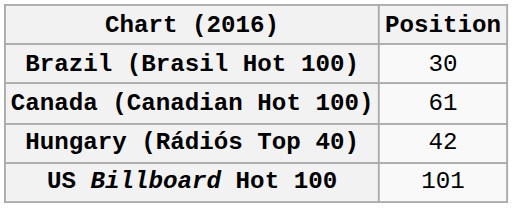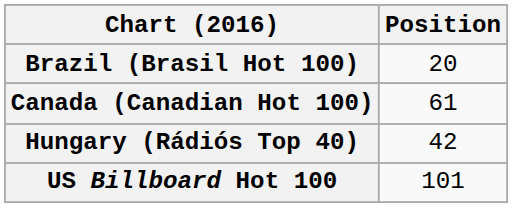(443, 64) 30 -> (443, 64) 20
